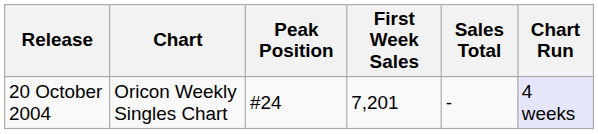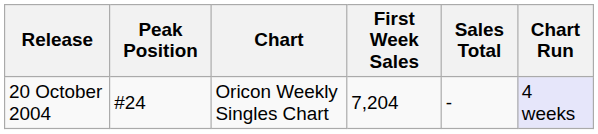columns swapped: (178, 40) <-> (296, 40)
(375, 102) 7,201 -> (375, 102) 7,204
